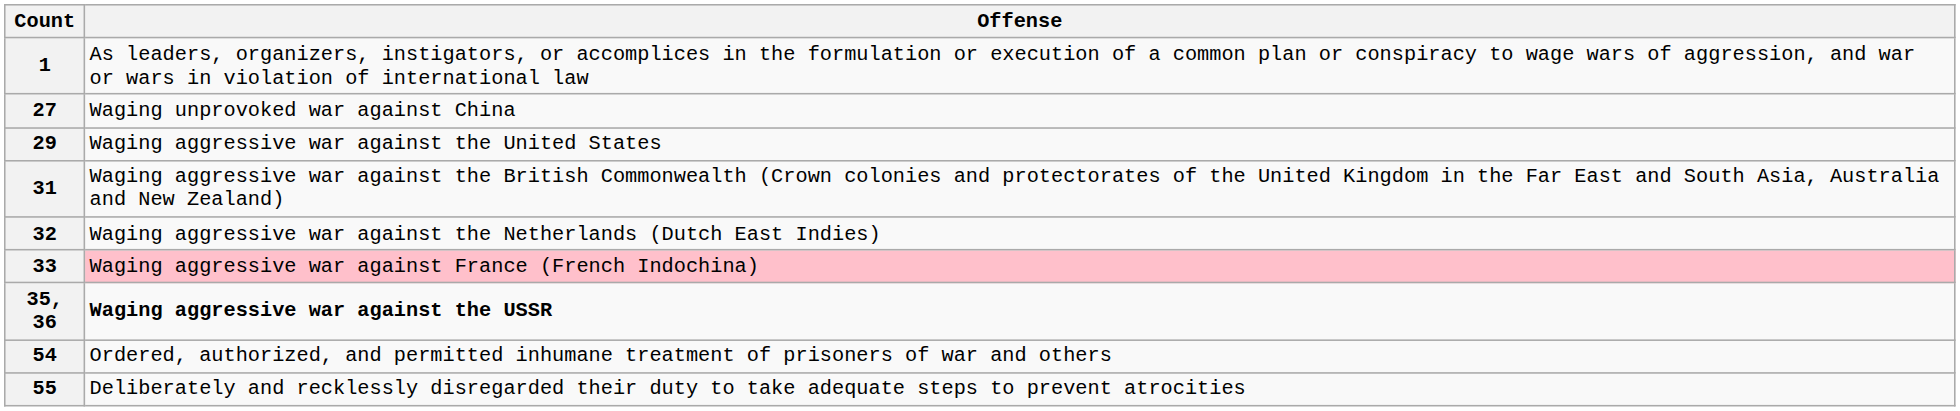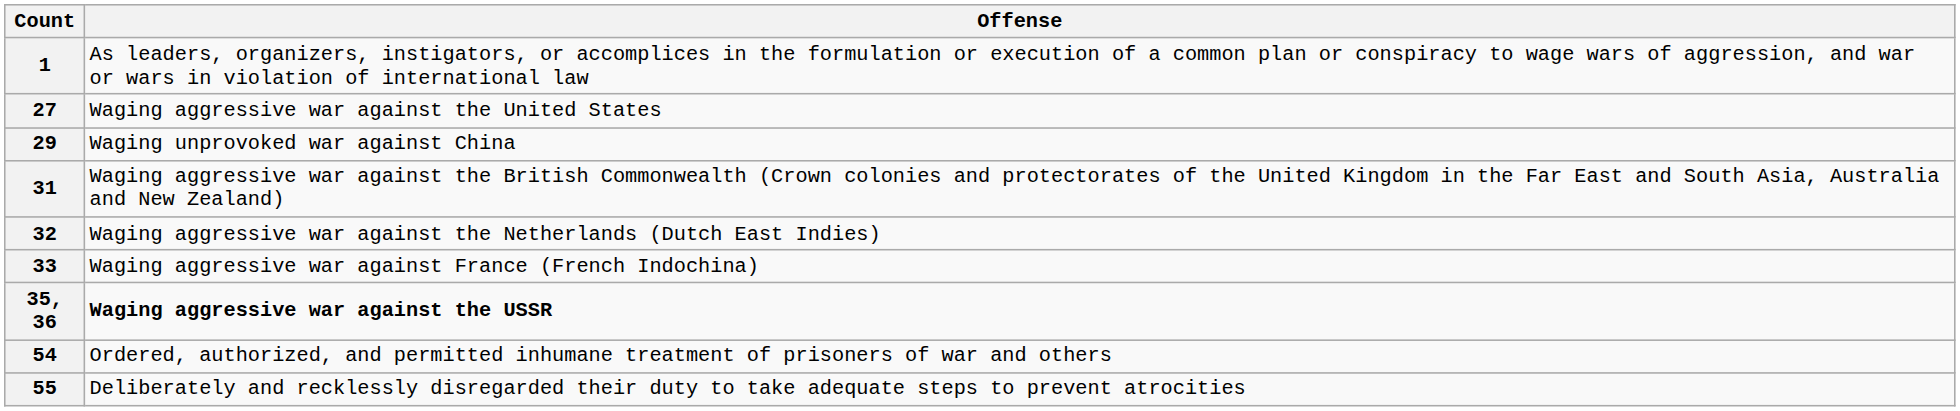(303, 111) Waging unprovoked war against China -> (376, 111) Waging aggressive war against the United States
(376, 144) Waging aggressive war against the United States -> (303, 144) Waging unprovoked war against China
(424, 266) pink background -> (424, 266) no background
